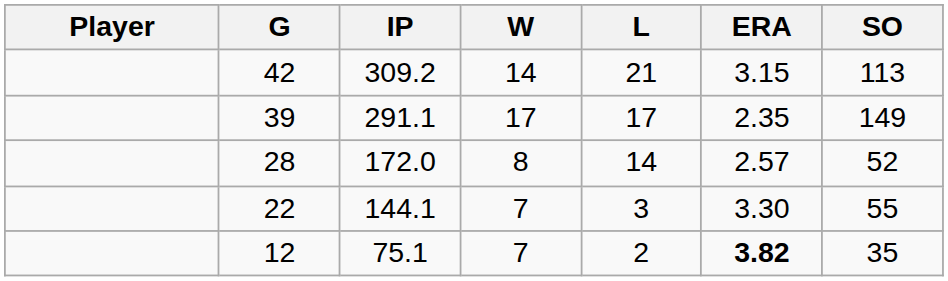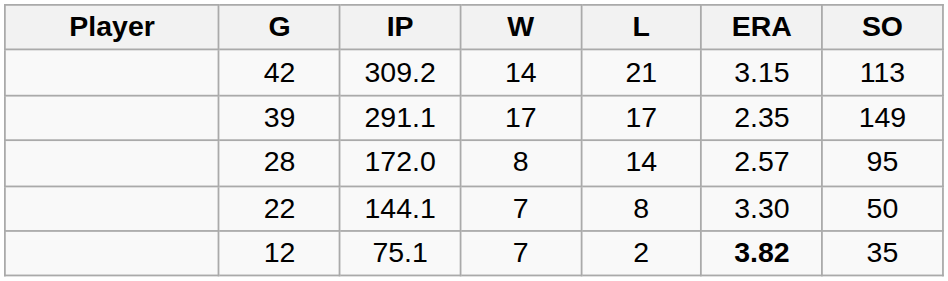(882, 162) 52 -> (882, 162) 95
(641, 207) 3 -> (641, 207) 8
(882, 207) 55 -> (882, 207) 50
